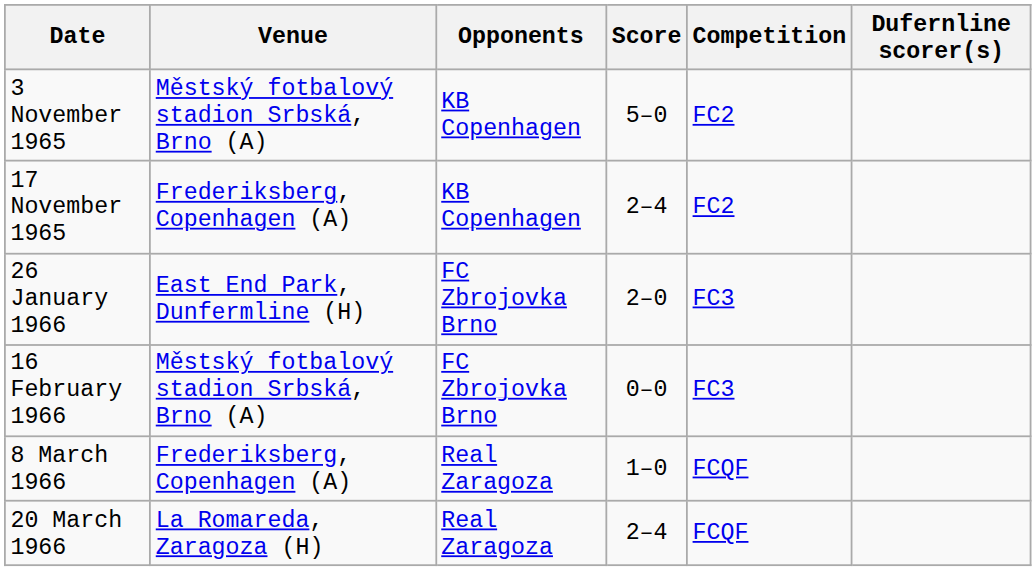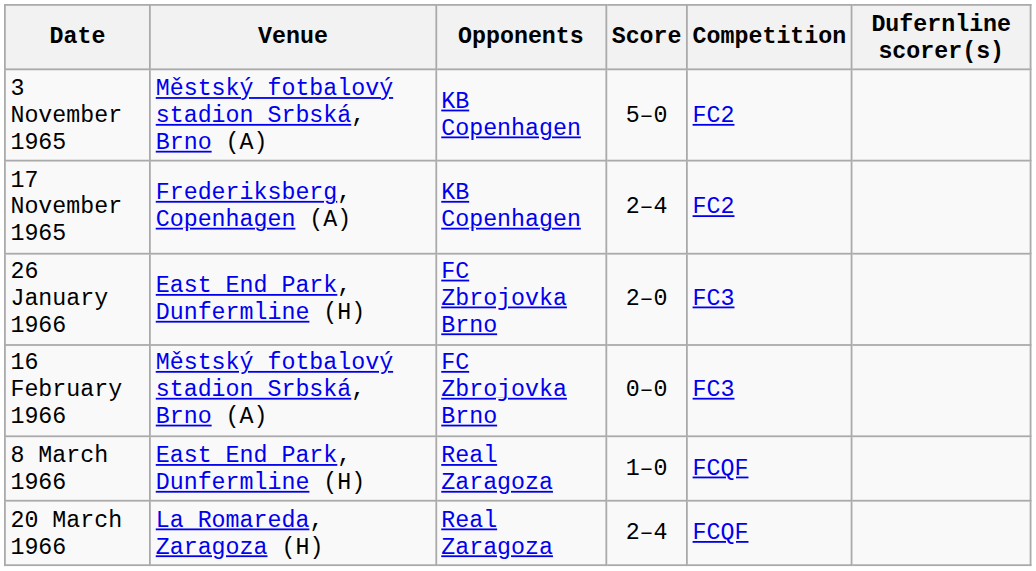(254, 469) Frederiksberg, Copenhagen (A) -> (261, 469) East End Park, Dunfermline (H)
